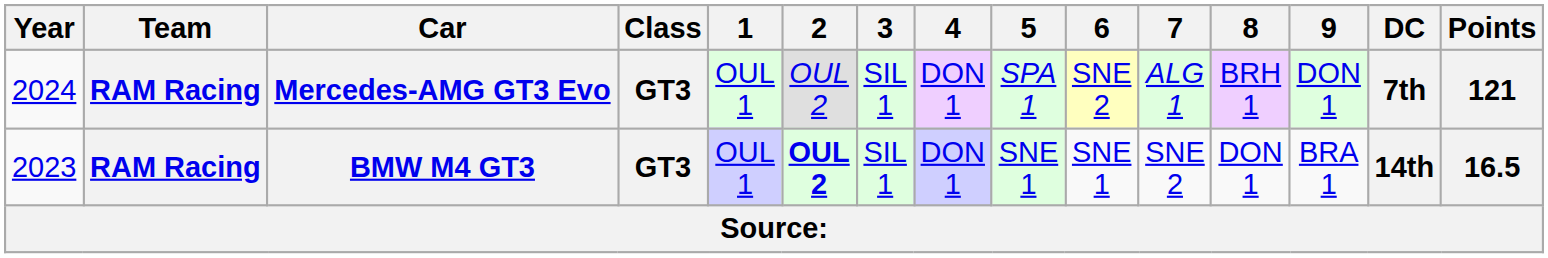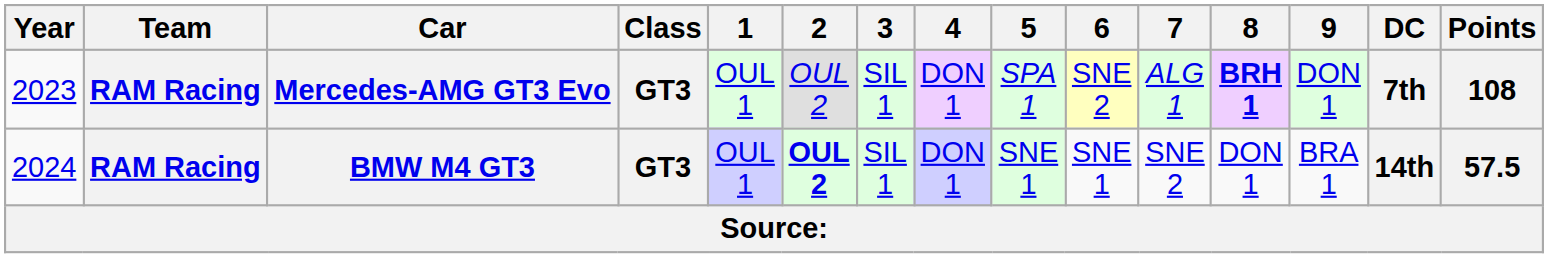(44, 89) 2024 -> (44, 89) 2023
(1251, 89) normal -> (1251, 89) bold
(1492, 89) 121 -> (1492, 89) 108
(44, 167) 2023 -> (44, 167) 2024
(1492, 167) 16.5 -> (1492, 167) 57.5
